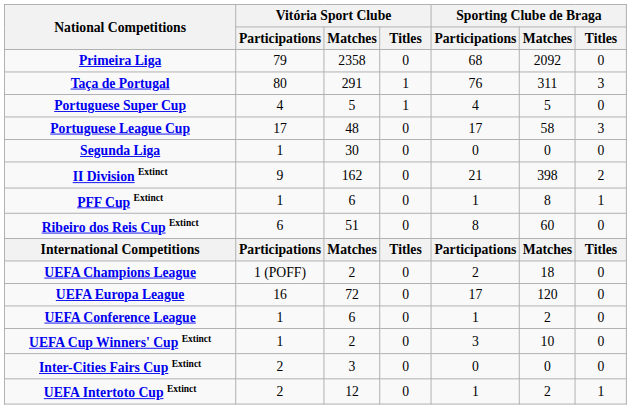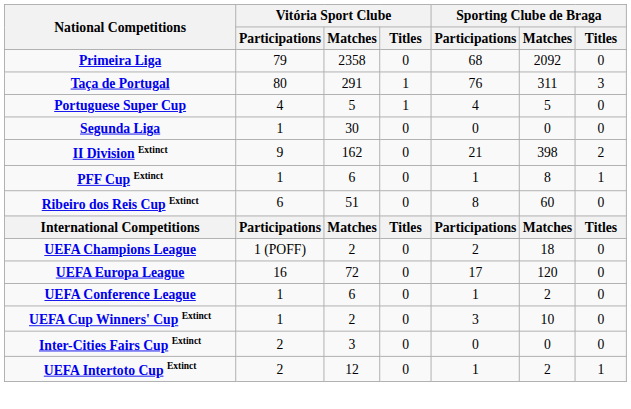- row: (120, 128)
